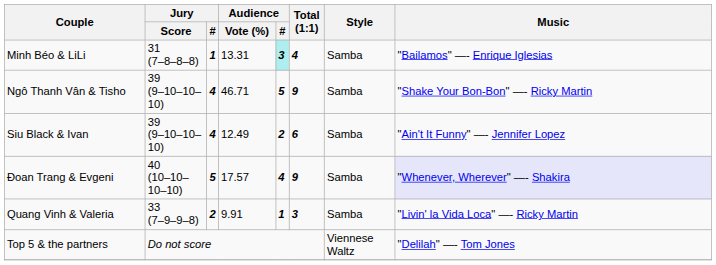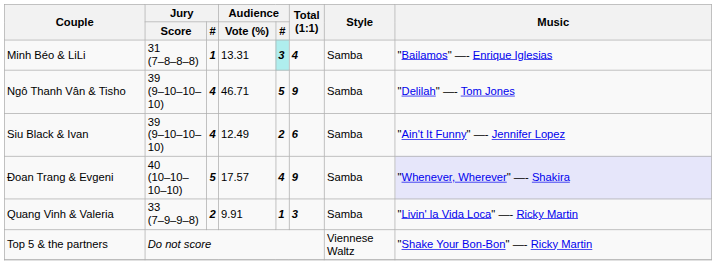(495, 91) "Shake Your Bon-Bon" —- Ricky Martin -> (456, 91) "Delilah" —- Tom Jones
(456, 244) "Delilah" —- Tom Jones -> (495, 244) "Shake Your Bon-Bon" —- Ricky Martin
